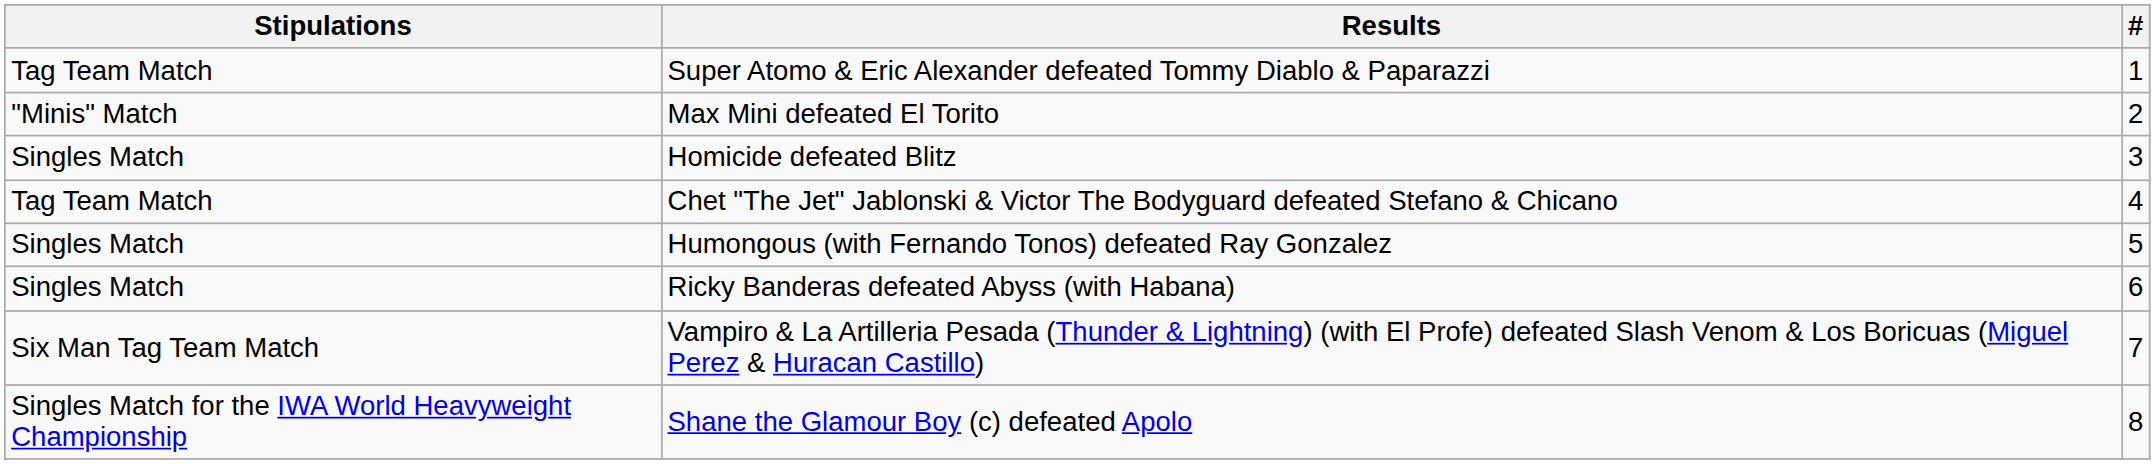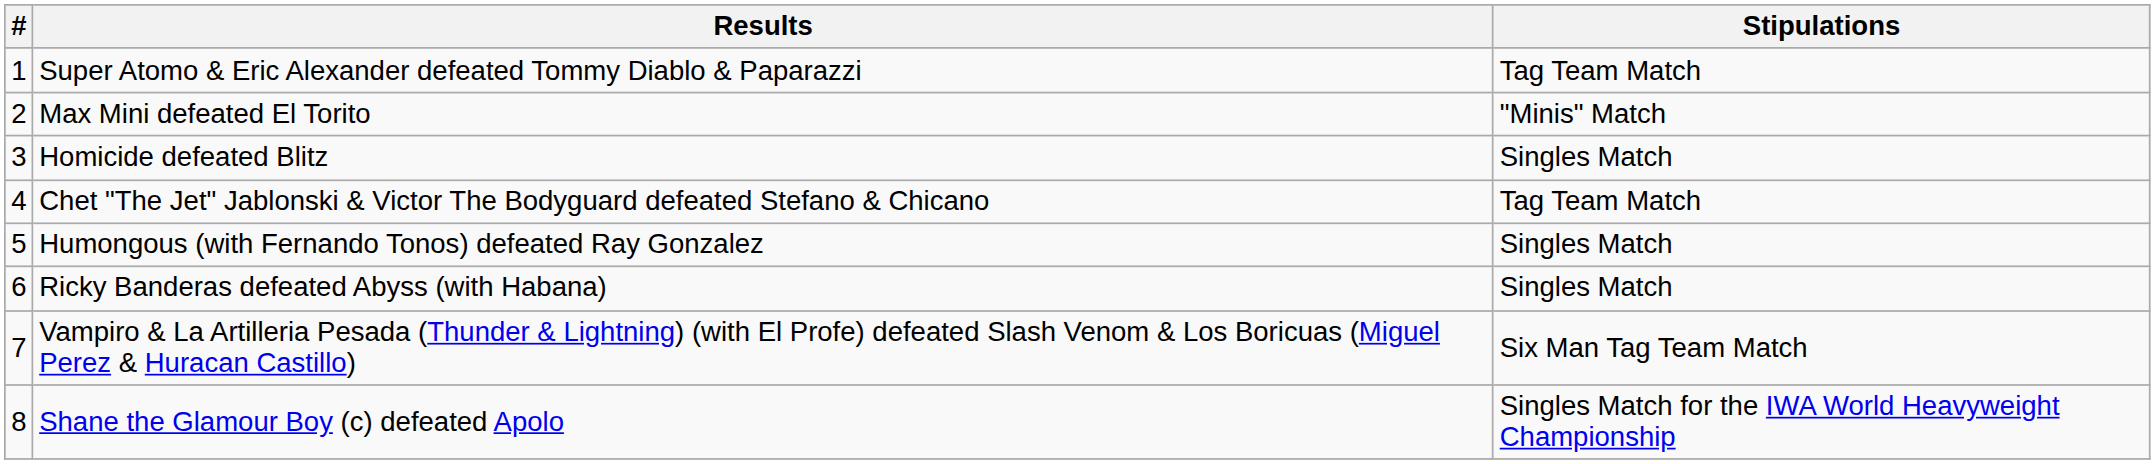columns swapped: (2136, 26) <-> (333, 26)
